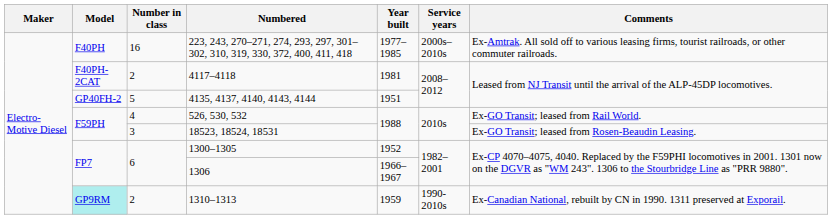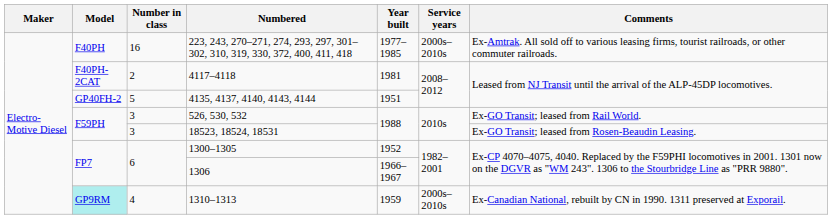(132, 115) 4 -> (132, 115) 3
(132, 200) 2 -> (132, 200) 4
(434, 200) 1990-2010s -> (437, 200) 2000s–2010s
